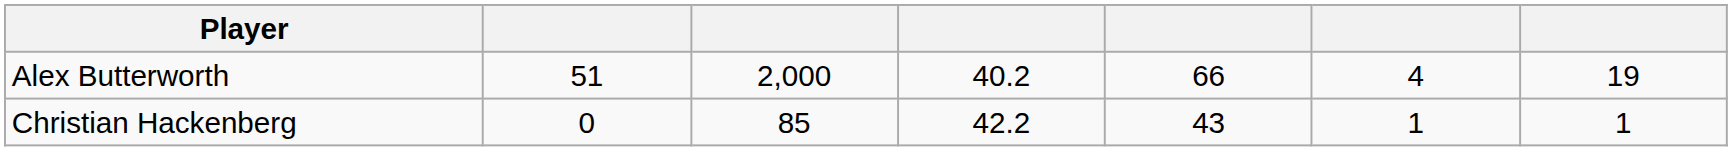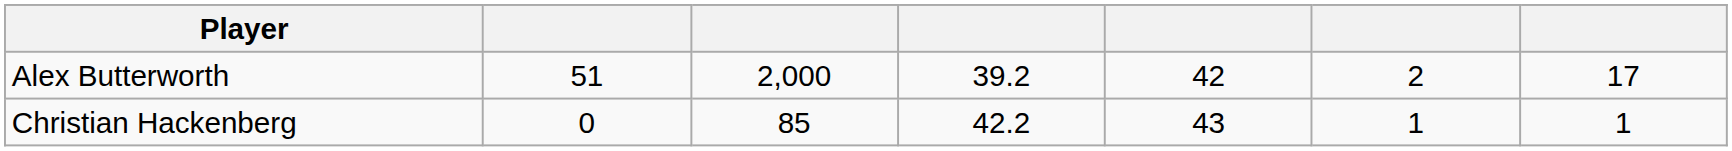(1001, 76) 40.2 -> (1001, 76) 39.2
(1209, 76) 66 -> (1209, 76) 42
(1416, 76) 4 -> (1416, 76) 2
(1623, 76) 19 -> (1623, 76) 17
